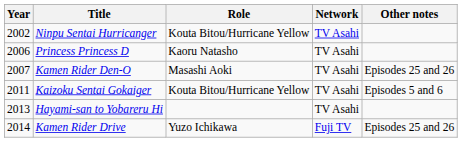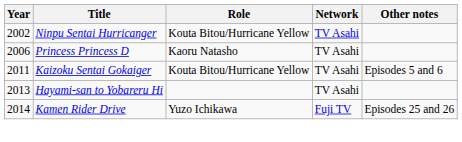- row: (83, 71)
